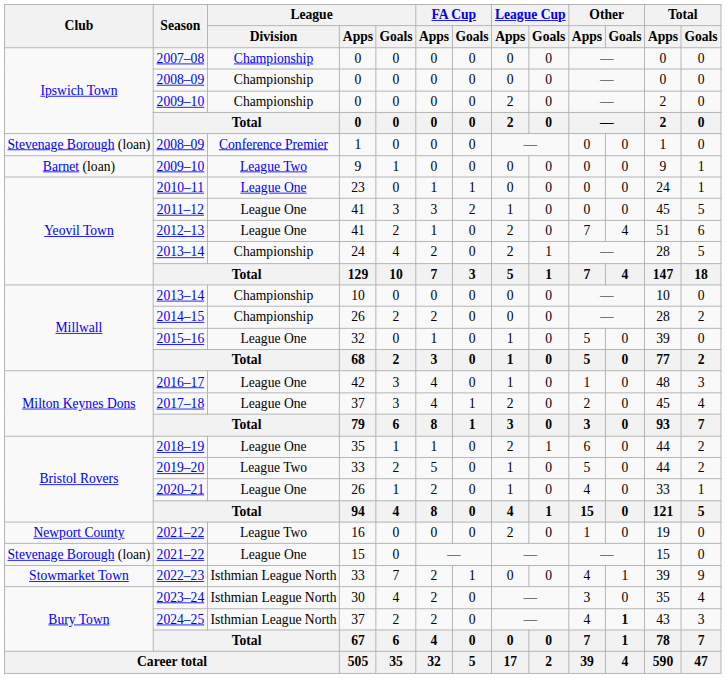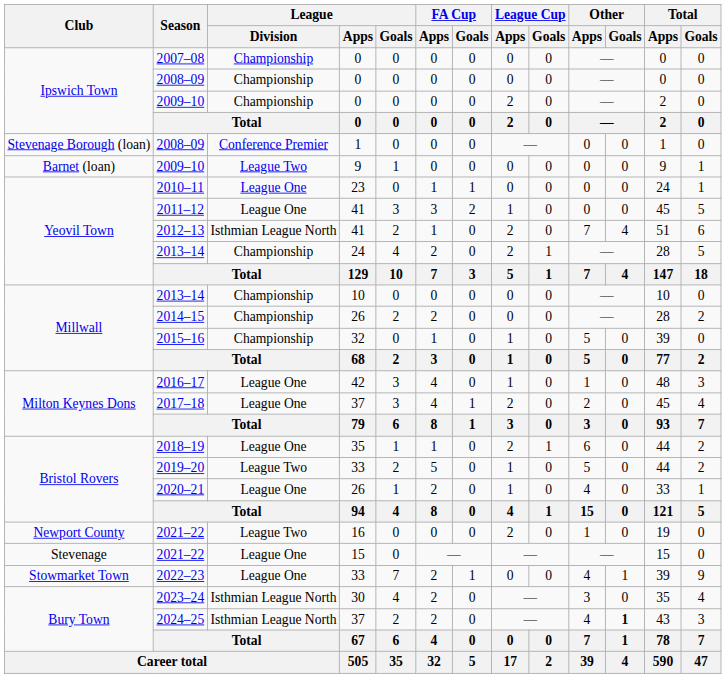(274, 230) League One -> (274, 230) Isthmian League North
(274, 338) League One -> (274, 338) Championship
(79, 554) Stevenage Borough (loan) -> (79, 554) Stevenage
(274, 576) Isthmian League North -> (274, 576) League One
